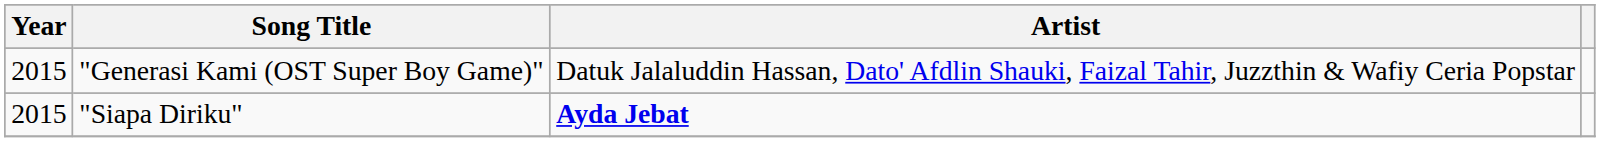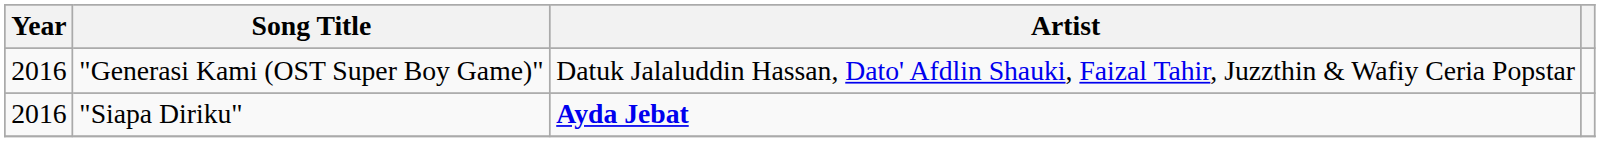(39, 70) 2015 -> (39, 70) 2016
(39, 114) 2015 -> (39, 114) 2016
